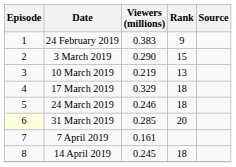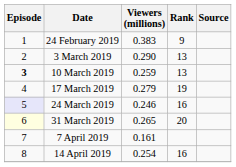(182, 56) 15 -> (182, 56) 13
(24, 72) normal -> (24, 72) bold
(144, 72) 0.219 -> (144, 72) 0.259
(144, 89) 0.329 -> (144, 89) 0.279
(182, 89) 18 -> (182, 89) 19
(24, 105) no background -> (24, 105) lavender background
(182, 105) 18 -> (182, 105) 16
(144, 121) 0.285 -> (144, 121) 0.265
(144, 154) 0.245 -> (144, 154) 0.254
(182, 154) 18 -> (182, 154) 16
